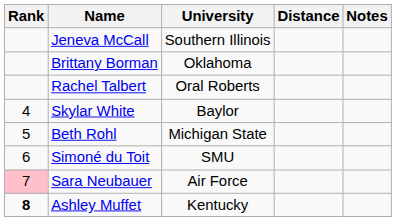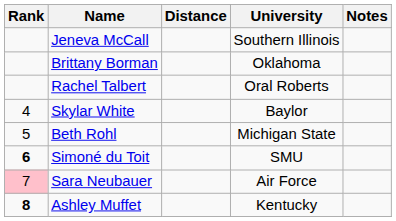columns swapped: (218, 16) <-> (308, 16)
(26, 157) normal -> (26, 157) bold
